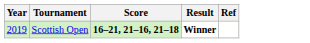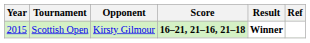+ column: (124, 13)
(17, 29) 2019 -> (17, 29) 2015
